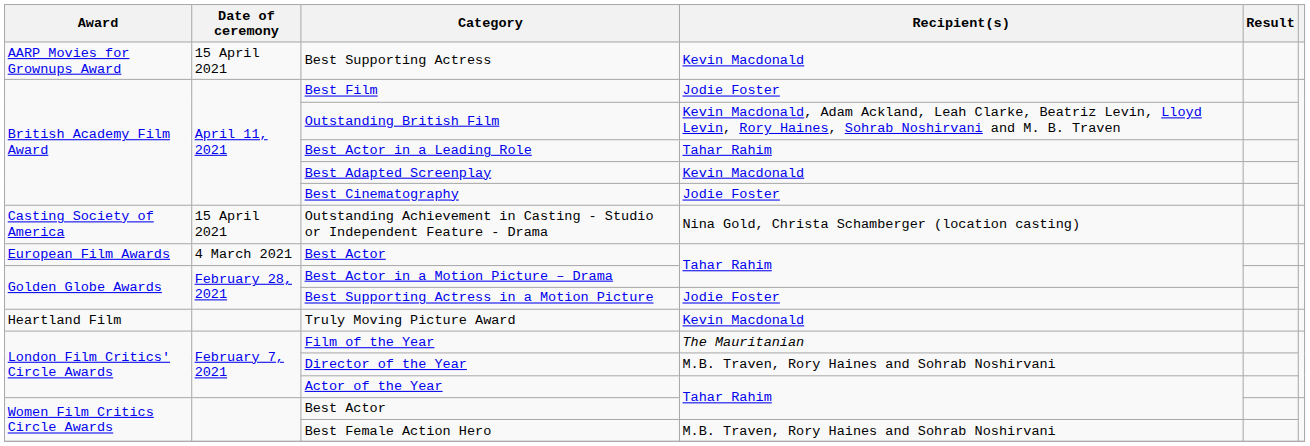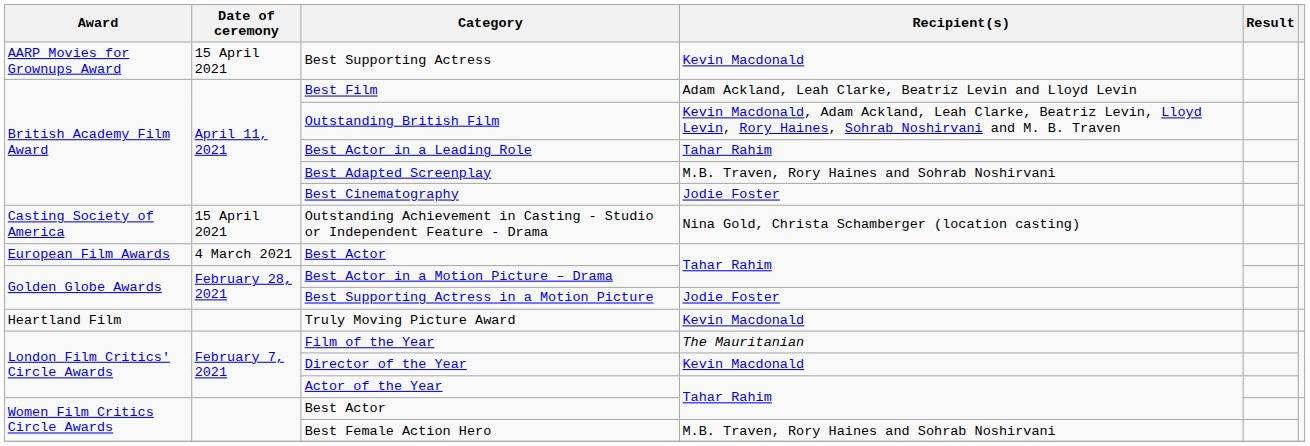(731, 91) Jodie Foster -> (910, 91) Adam Ackland, Leah Clarke, Beatriz Levin and Lloyd Levin
(743, 173) Kevin Macdonald -> (869, 173) M.B. Traven, Rory Haines and Sohrab Noshirvani
(869, 364) M.B. Traven, Rory Haines and Sohrab Noshirvani -> (743, 364) Kevin Macdonald
